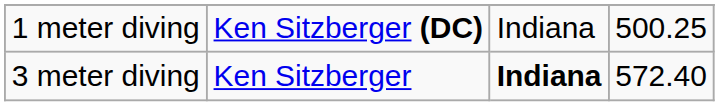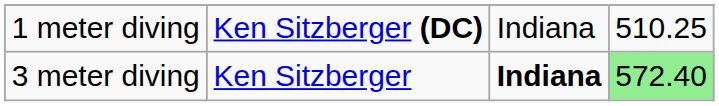(661, 28) 500.25 -> (661, 28) 510.25
(661, 75) no background -> (661, 75) lightgreen background
